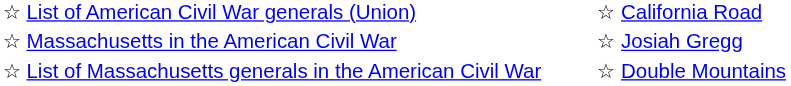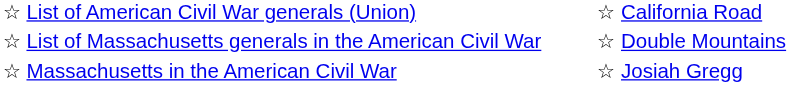rows swapped: (272, 71) <-> (200, 41)
